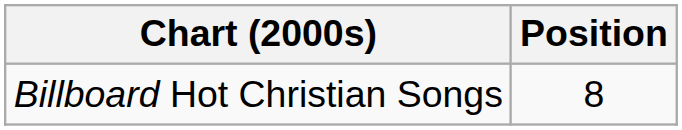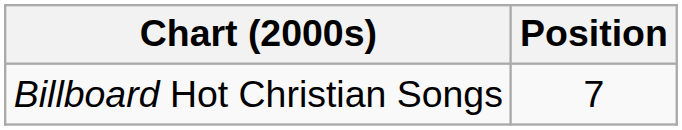(594, 93) 8 -> (594, 93) 7
